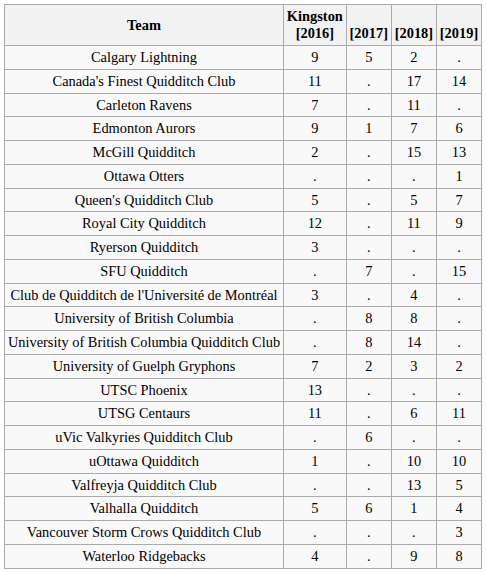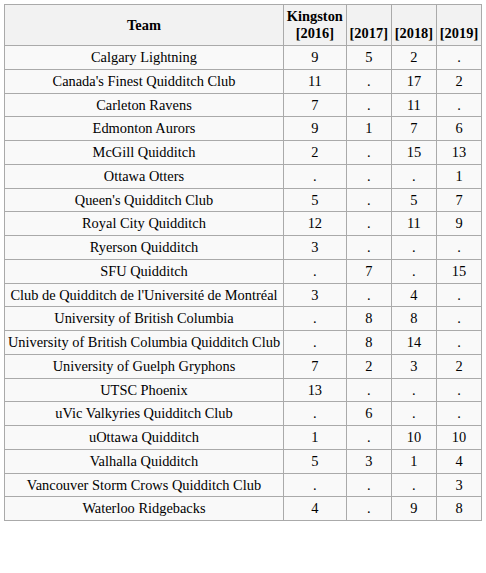(459, 81) 14 -> (459, 81) 2
- row: (144, 413)
- row: (144, 485)
(369, 508) 6 -> (369, 461) 3
